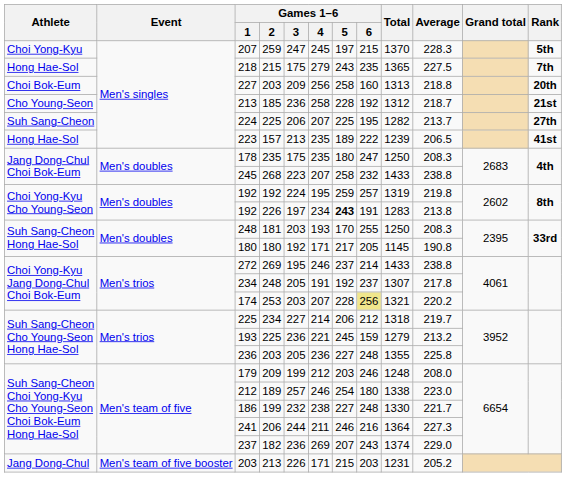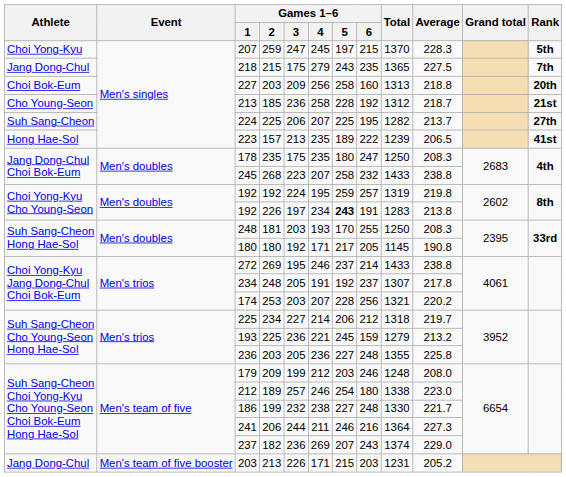(43, 68) Hong Hae-Sol -> (48, 68) Jang Dong-Chul
(369, 301) khaki background -> (369, 301) no background
